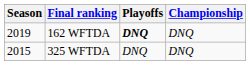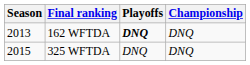(19, 32) 2019 -> (19, 32) 2013
